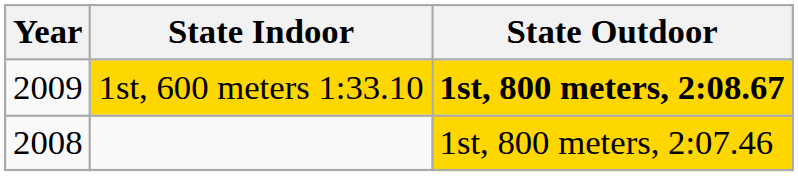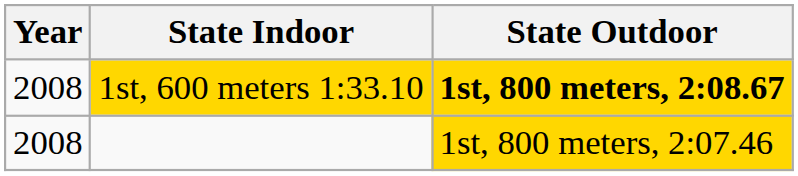(48, 87) 2009 -> (48, 87) 2008
